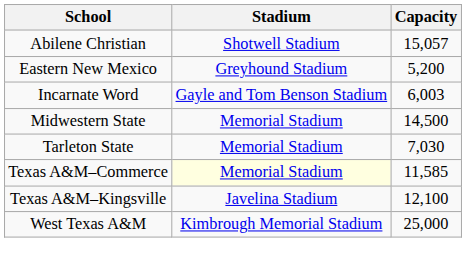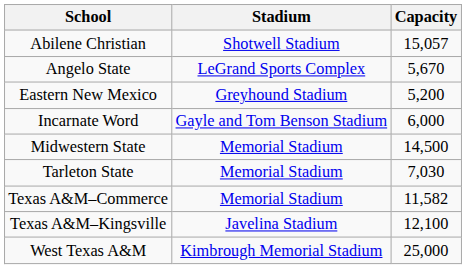+ row: (88, 69)
(426, 95) 6,003 -> (426, 120) 6,000
(281, 172) lightyellow background -> (281, 198) no background
(426, 172) 11,585 -> (426, 198) 11,582
